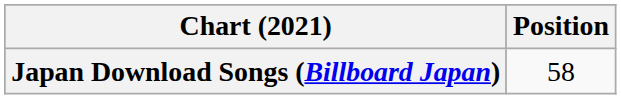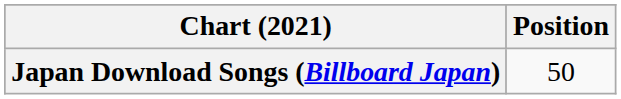(561, 70) 58 -> (561, 70) 50
